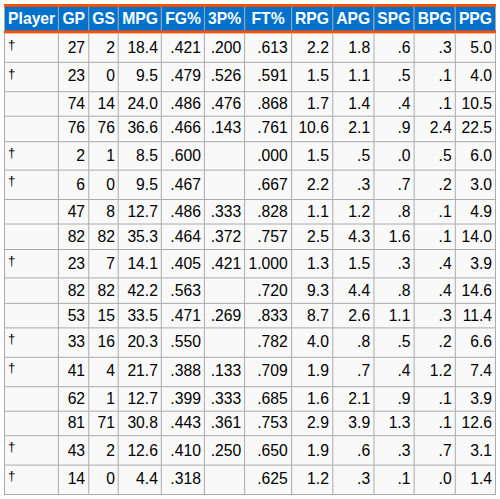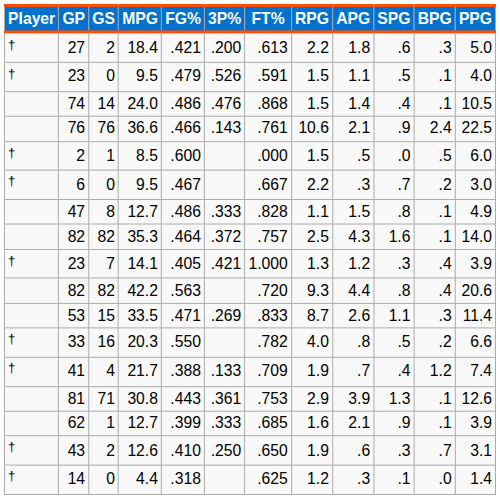(318, 103) 1.7 -> (318, 103) 1.5
(359, 211) 1.2 -> (359, 211) 1.5
(359, 263) 1.5 -> (359, 263) 1.2
(477, 290) 14.6 -> (477, 290) 20.6
rows swapped: (76, 423) <-> (76, 398)
